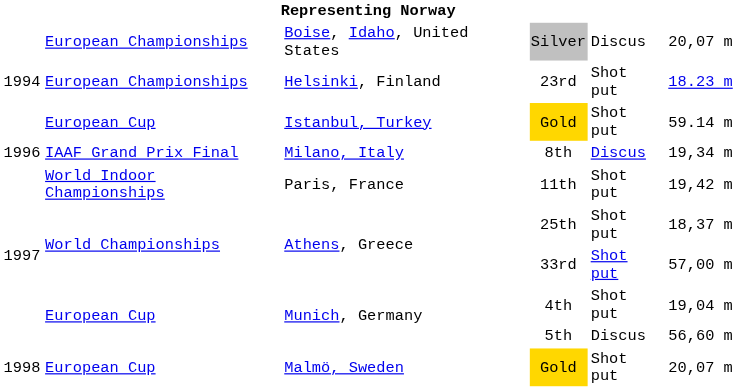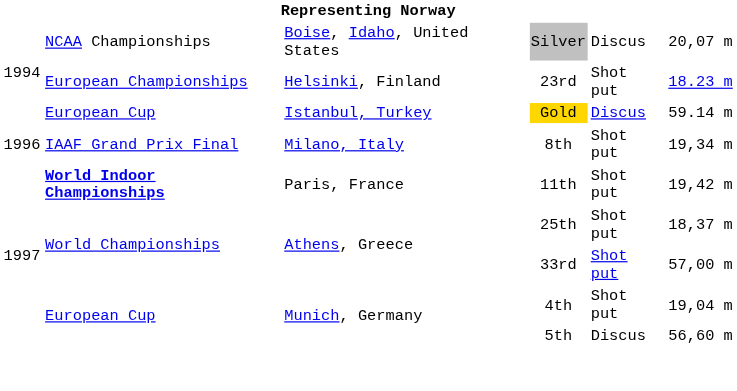(146, 42) European Championships -> (128, 42) NCAA Championships
(609, 122) Shot put -> (618, 113) Discus
(618, 153) Discus -> (609, 144) Shot put
(105, 184) normal -> (105, 184) bold
- row: (344, 367)
